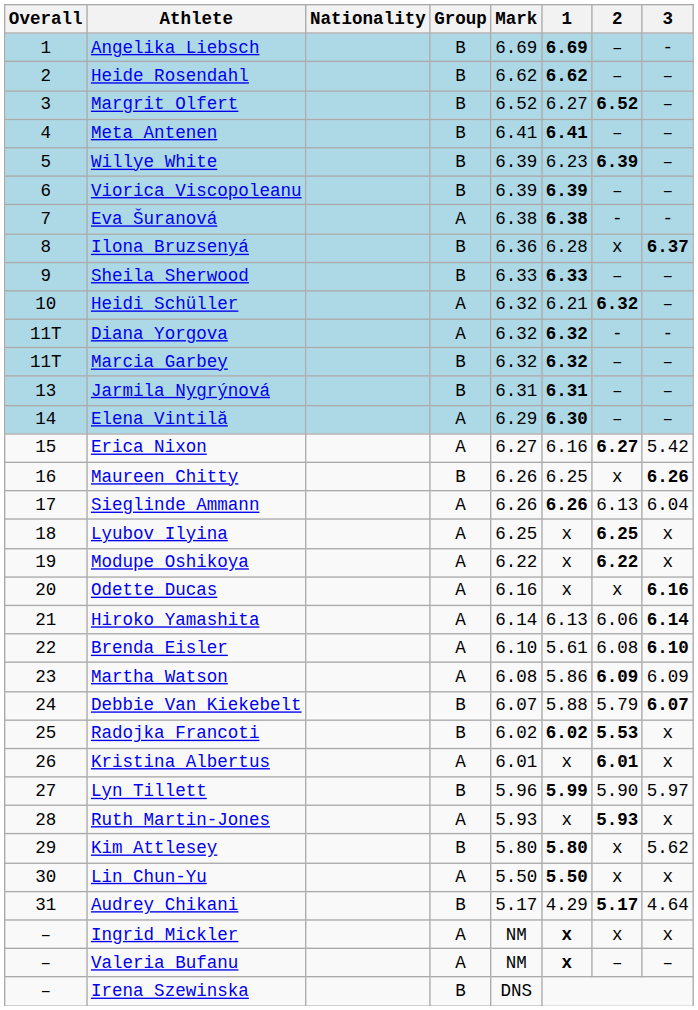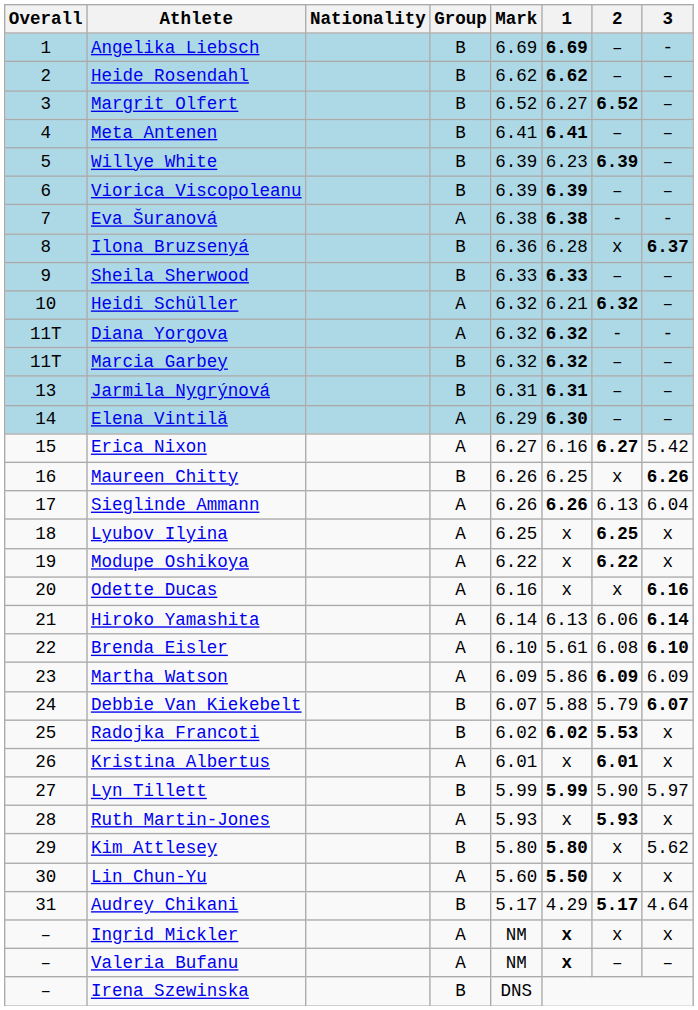(516, 677) 6.08 -> (516, 677) 6.09
(516, 791) 5.96 -> (516, 791) 5.99
(516, 877) 5.50 -> (516, 877) 5.60
